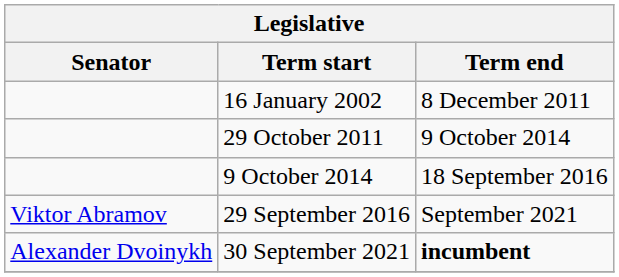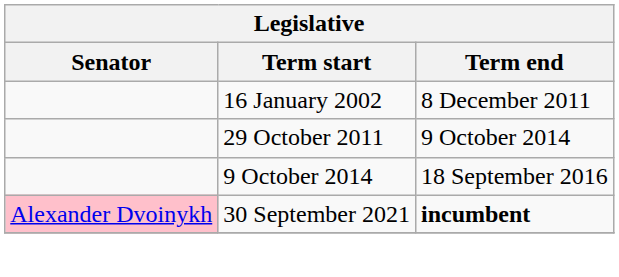- row: (317, 213)
(111, 251) no background -> (111, 213) pink background
